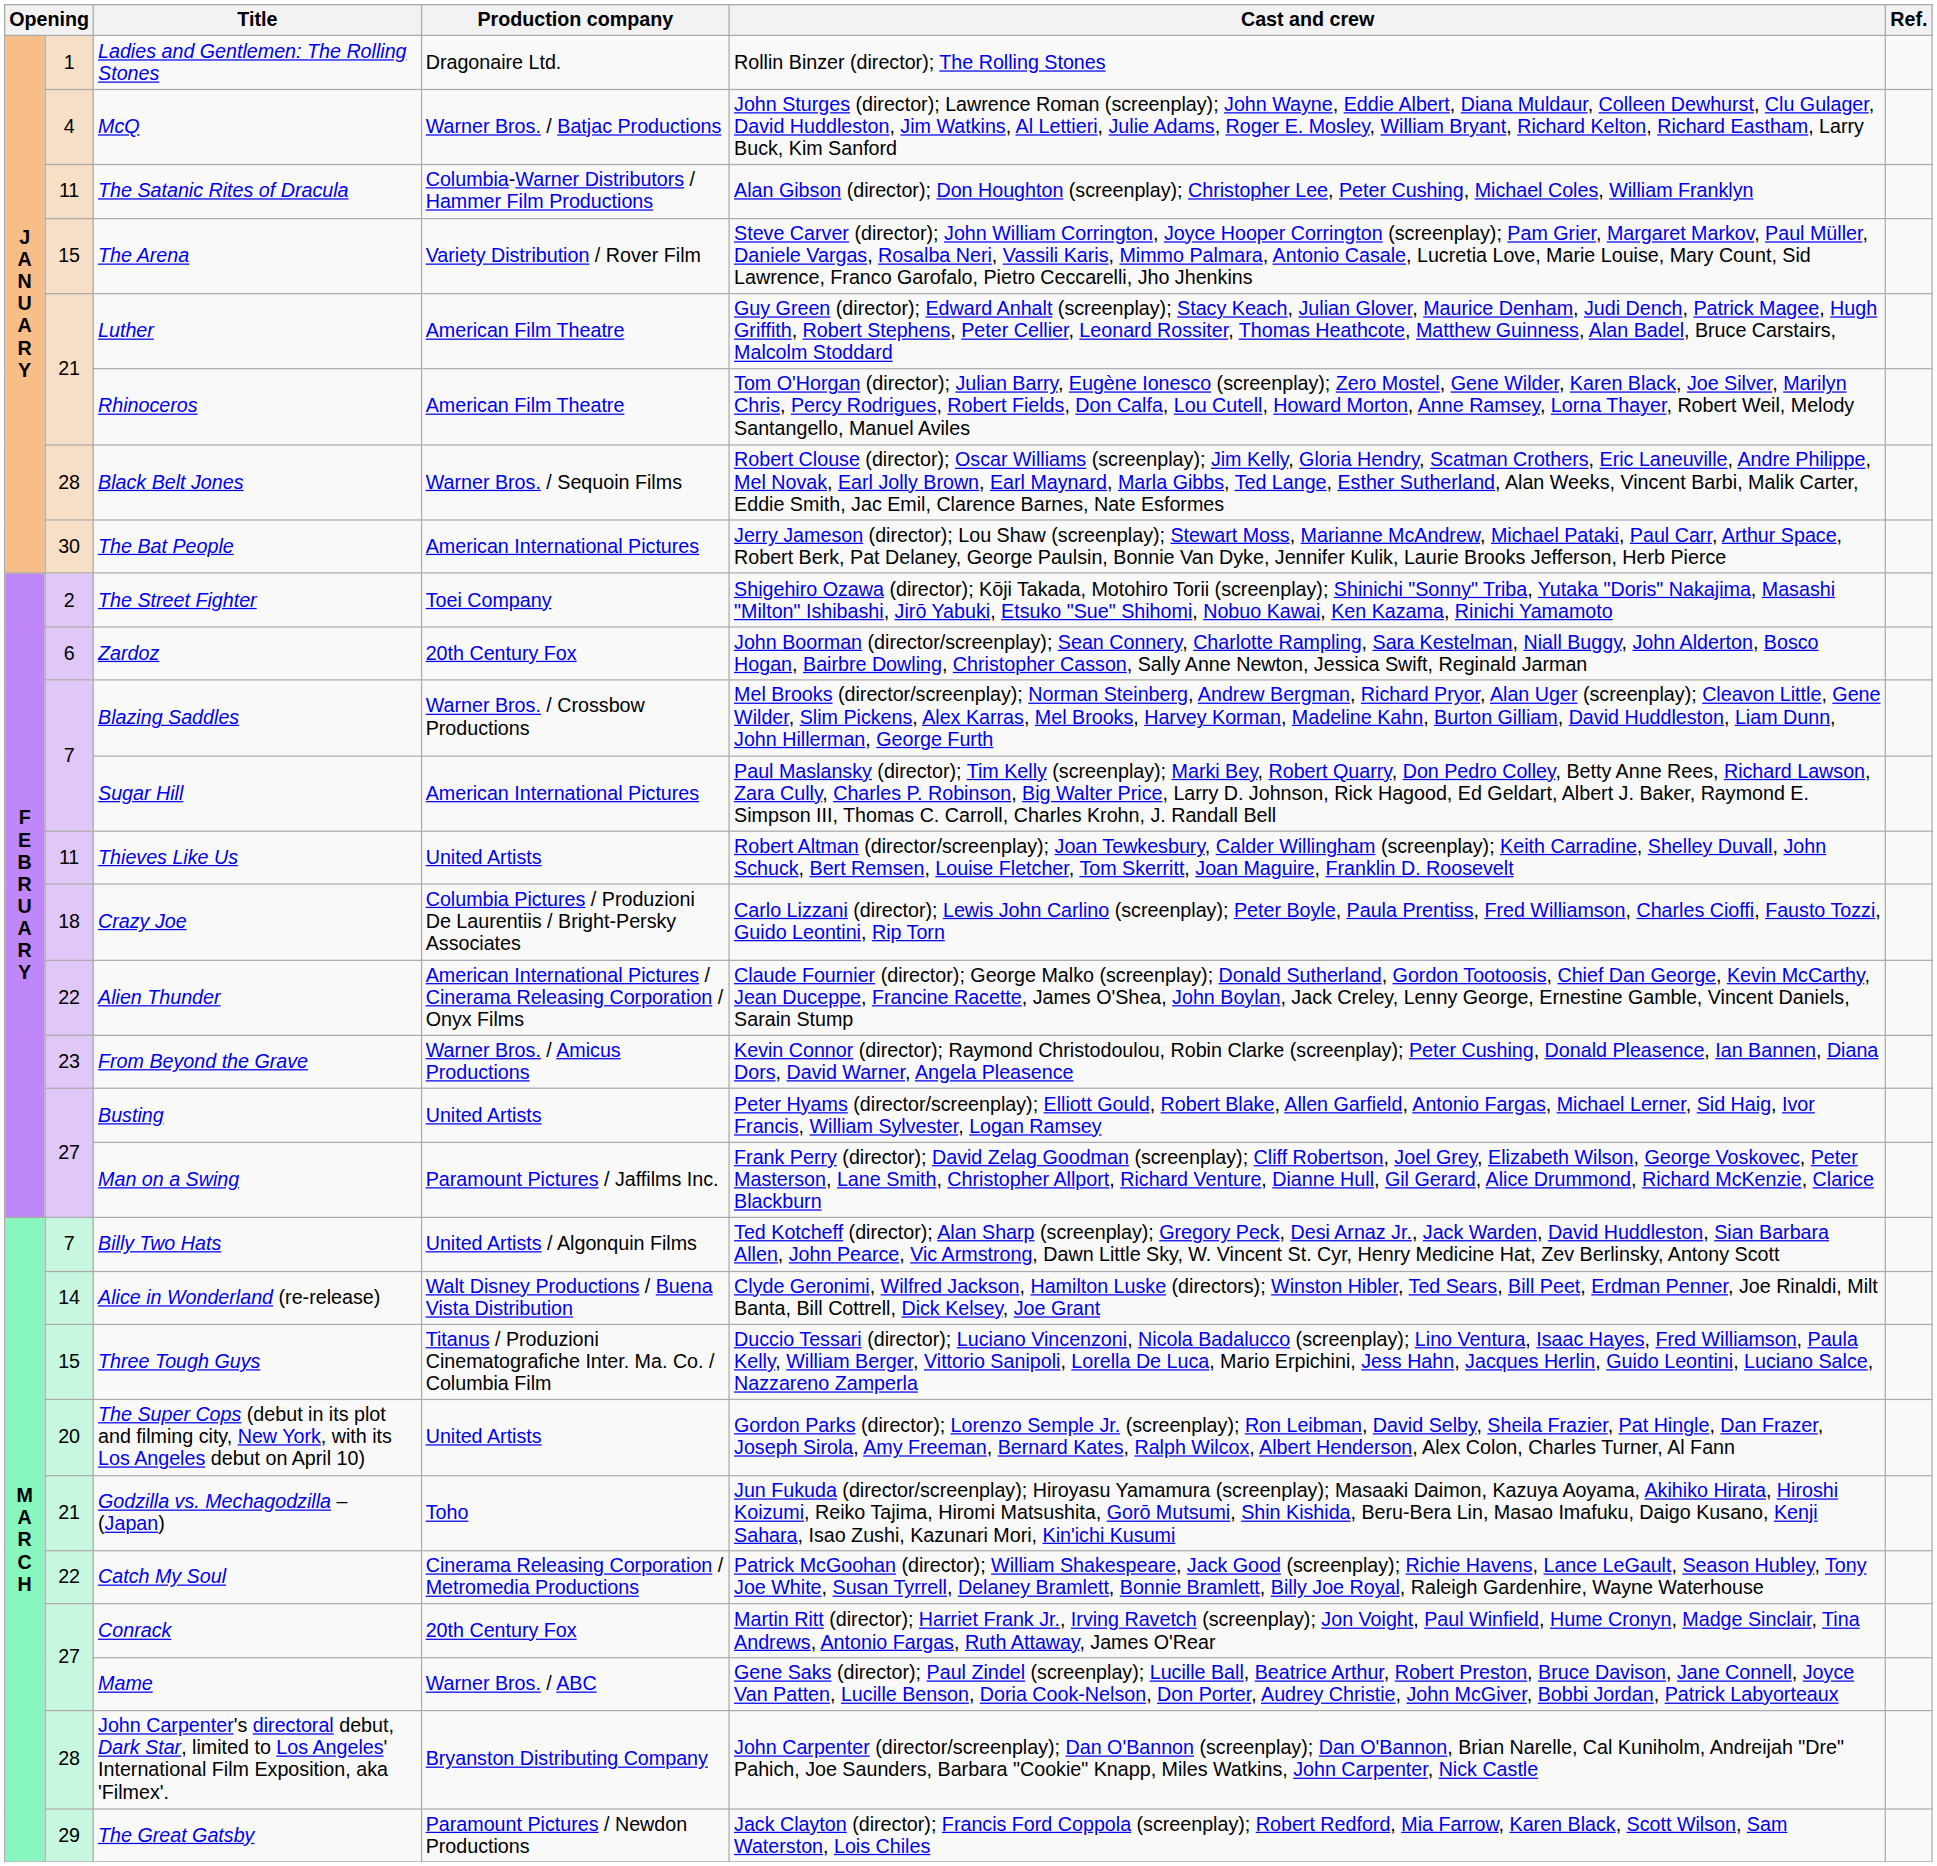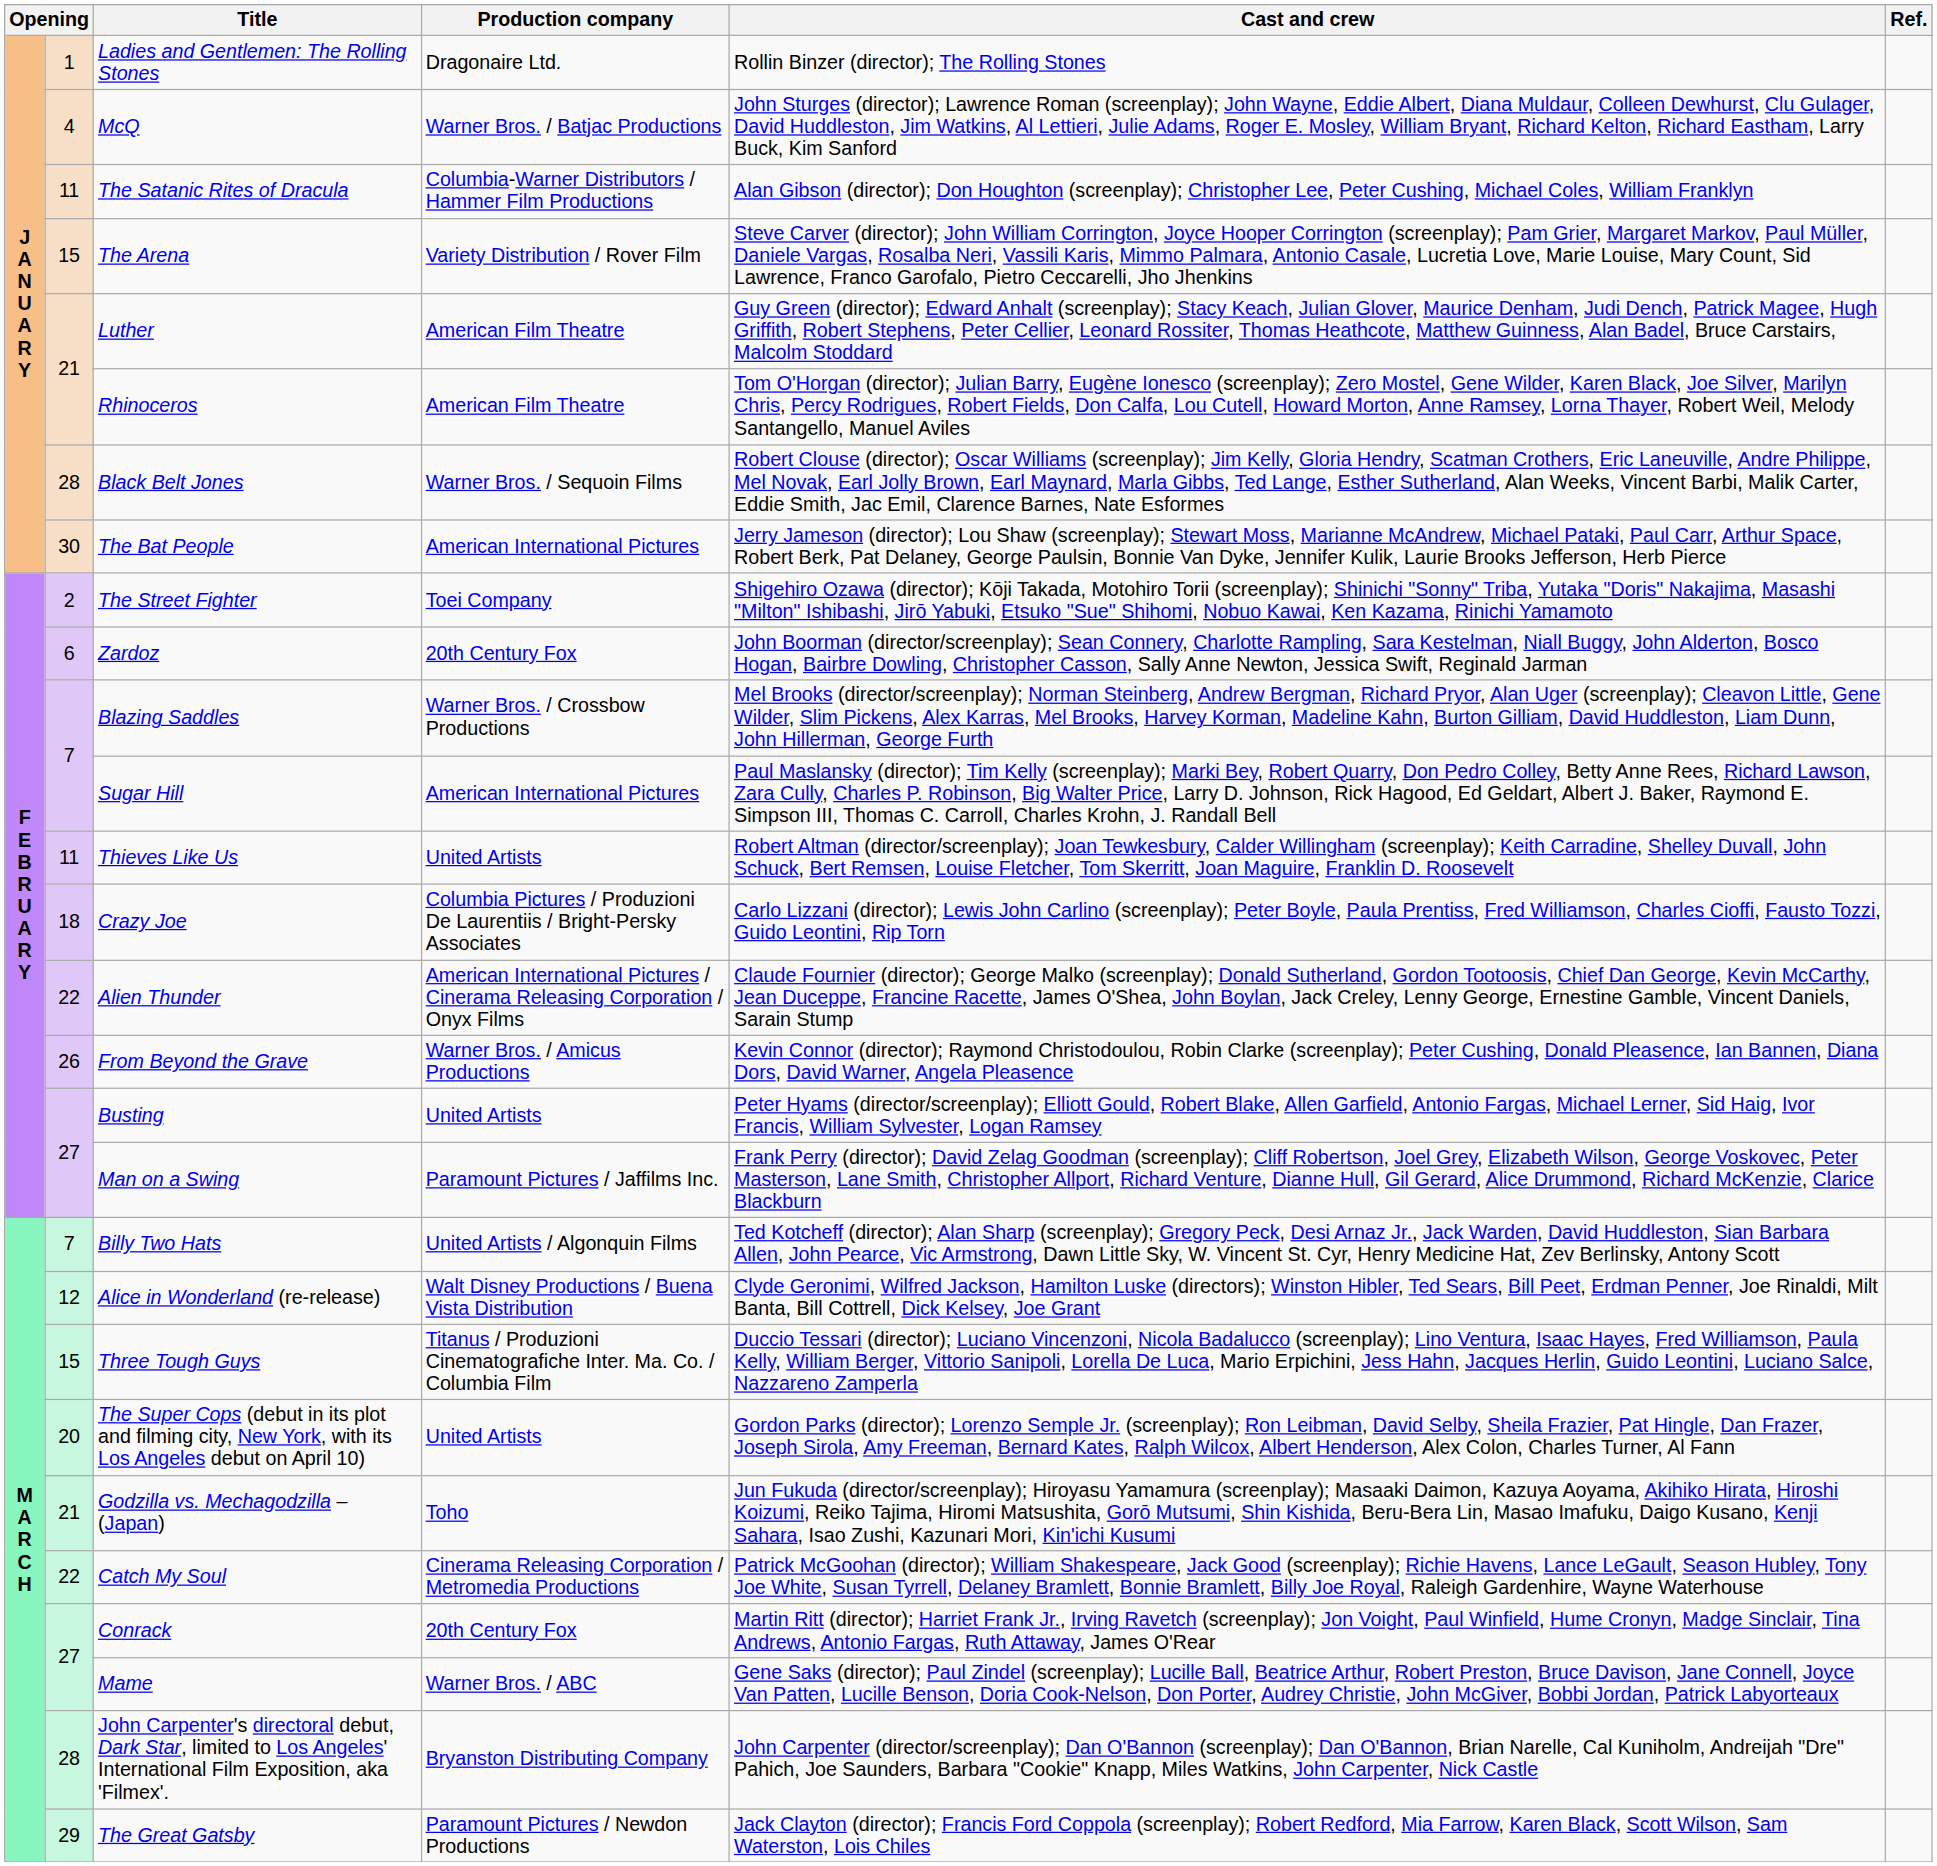(69, 1061) 23 -> (69, 1061) 26
(69, 1297) 14 -> (69, 1297) 12
